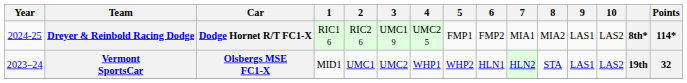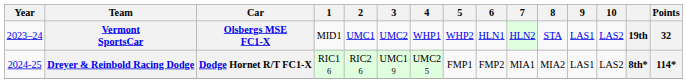rows swapped: (121, 64) <-> (121, 35)
